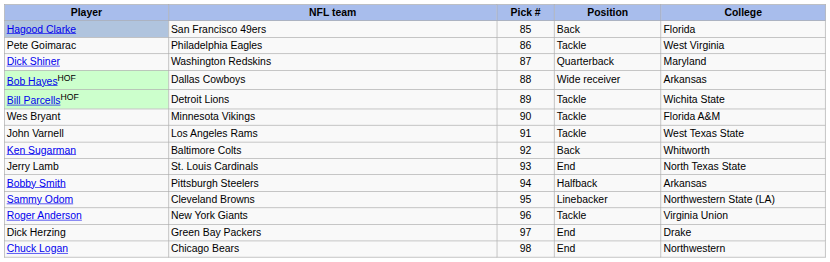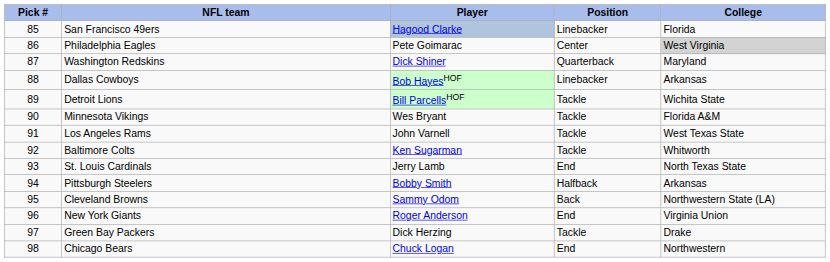columns swapped: (526, 12) <-> (86, 12)
(568, 29) Back -> (582, 29) Linebacker
(571, 45) Tackle -> (572, 45) Center
(694, 45) no background -> (694, 45) lightgrey background
(589, 80) Wide receiver -> (582, 80) Linebacker
(568, 150) Back -> (571, 150) Tackle
(582, 199) Linebacker -> (568, 199) Back
(571, 216) Tackle -> (566, 216) End
(566, 232) End -> (571, 232) Tackle
